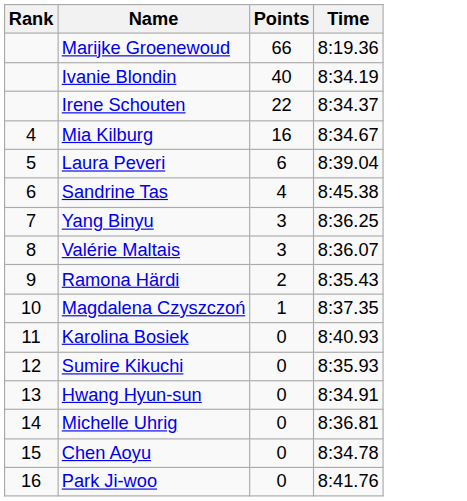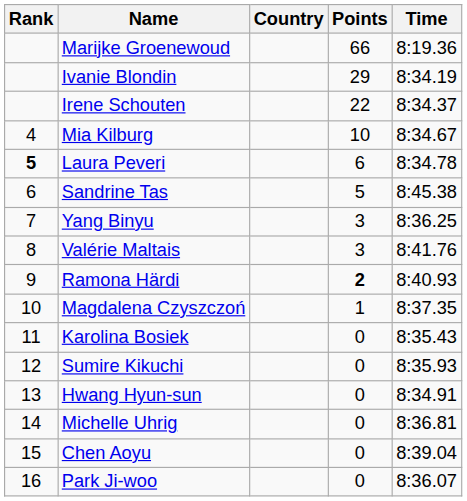+ column: (289, 18)
(282, 76) 40 -> (360, 76) 29
(282, 134) 16 -> (360, 134) 10
(31, 163) normal -> (31, 163) bold
(348, 163) 8:39.04 -> (427, 163) 8:34.78
(282, 192) 4 -> (360, 192) 5
(348, 250) 8:36.07 -> (427, 250) 8:41.76
(282, 279) normal -> (360, 279) bold
(348, 279) 8:35.43 -> (427, 279) 8:40.93
(348, 337) 8:40.93 -> (427, 337) 8:35.43
(348, 452) 8:34.78 -> (427, 452) 8:39.04
(348, 481) 8:41.76 -> (427, 481) 8:36.07
